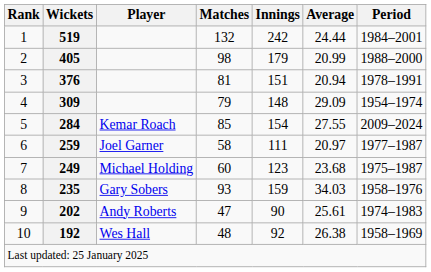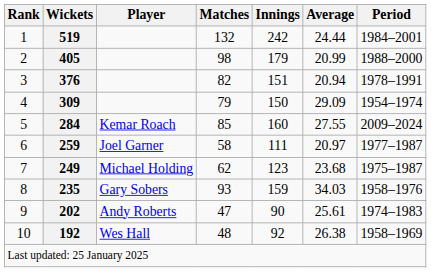(224, 80) 81 -> (224, 80) 82
(278, 102) 148 -> (278, 102) 150
(278, 124) 154 -> (278, 124) 160
(224, 168) 60 -> (224, 168) 62
